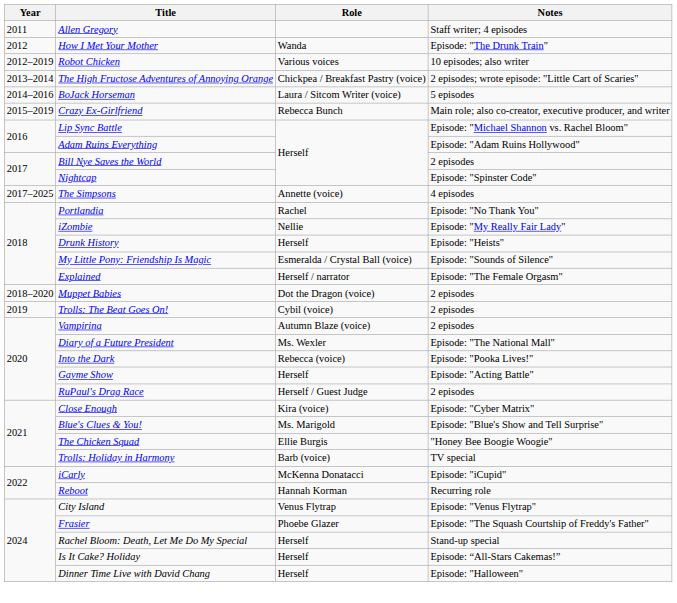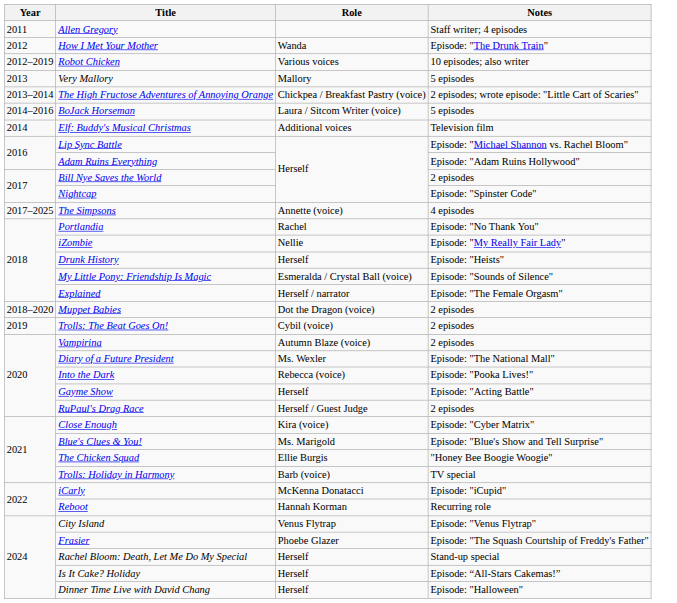+ row: (86, 78)
+ row: (125, 128)
- row: (100, 111)
